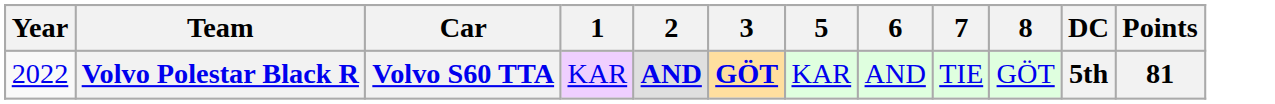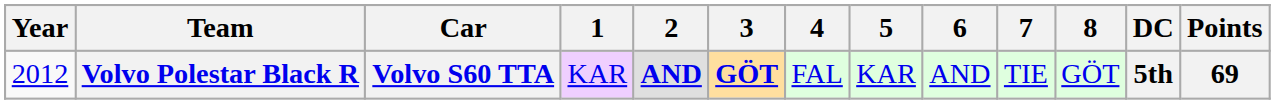+ column: (817, 27)
(40, 74) 2022 -> (40, 74) 2012
(1160, 74) 81 -> (1225, 74) 69
